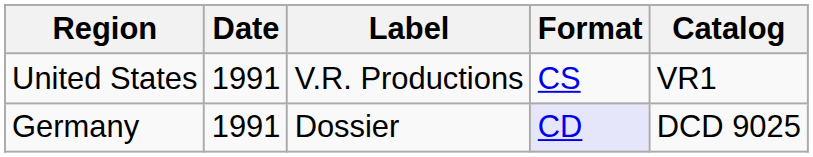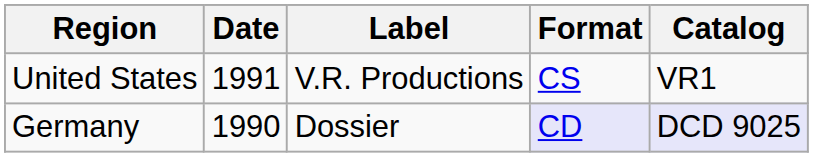(246, 126) 1991 -> (246, 126) 1990
(729, 126) no background -> (729, 126) lavender background
